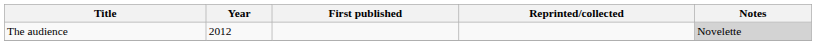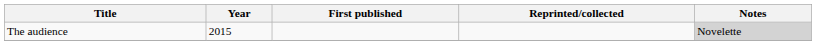(220, 31) 2012 -> (220, 31) 2015
